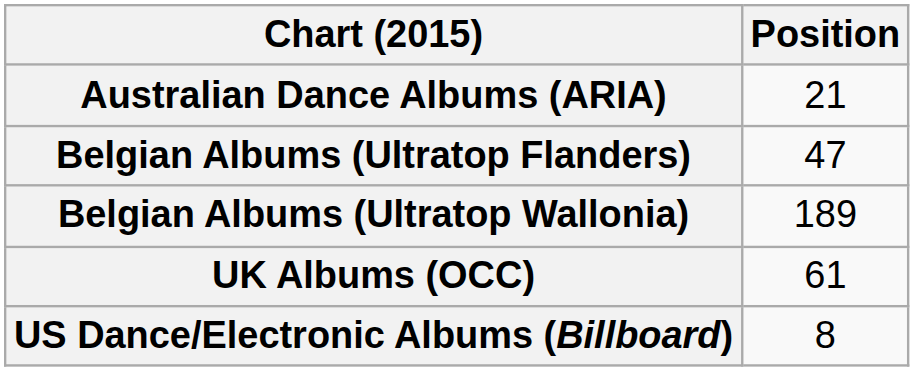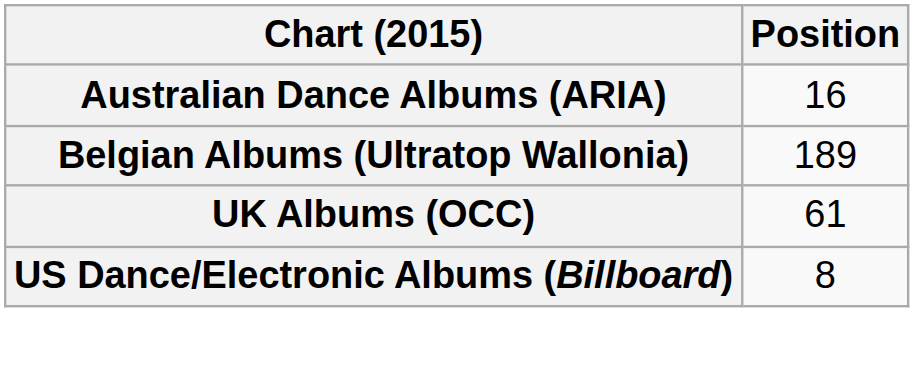(825, 94) 21 -> (825, 94) 16
- row: (374, 154)
